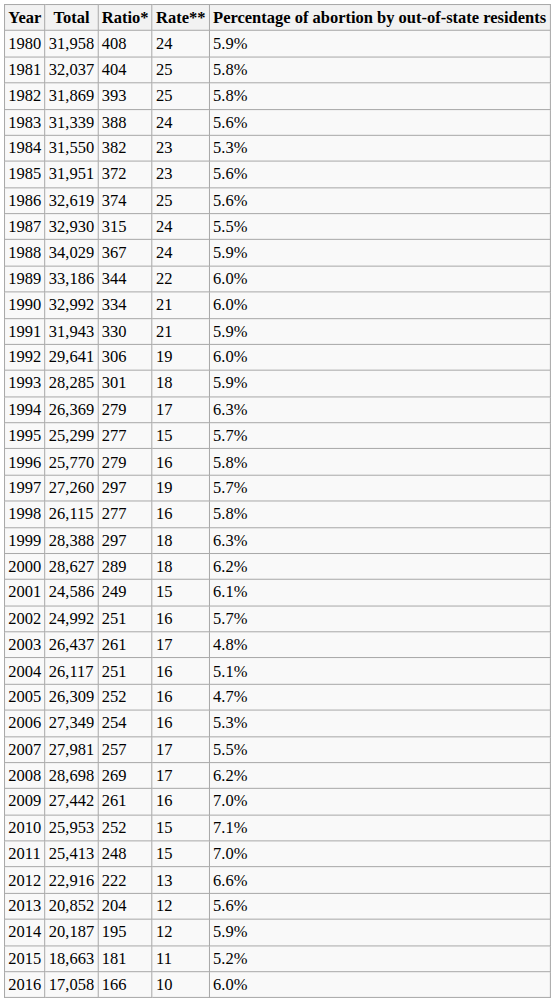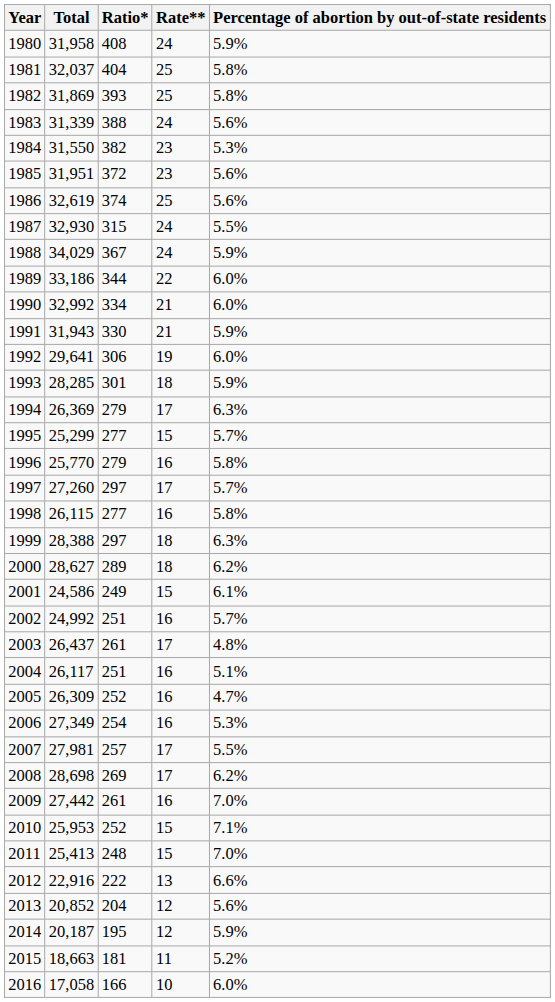(164, 488) 19 -> (164, 488) 17
